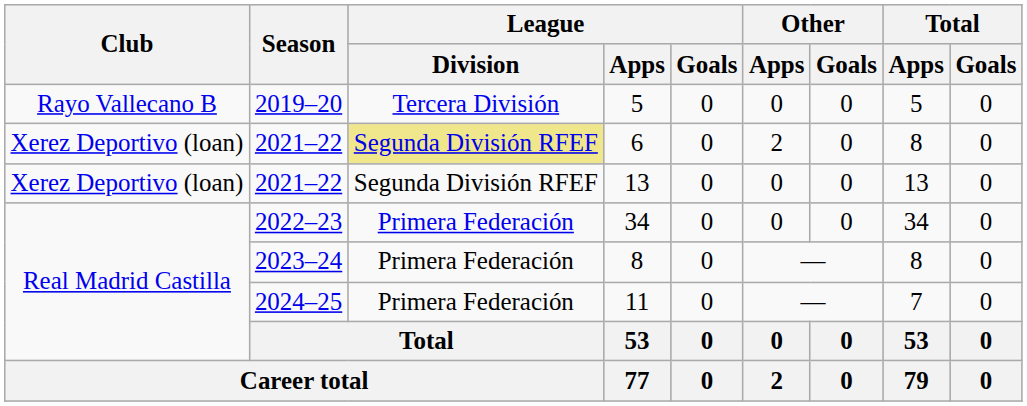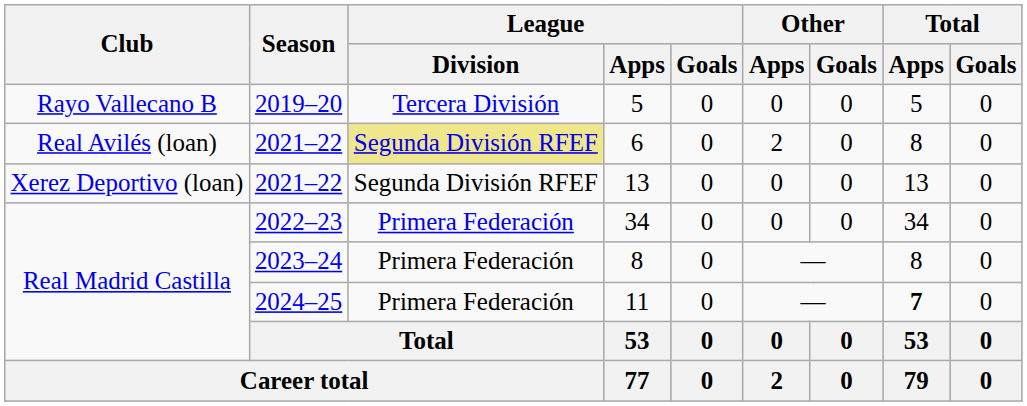(127, 143) Xerez Deportivo (loan) -> (127, 143) Real Avilés (loan)
(916, 301) normal -> (916, 301) bold
